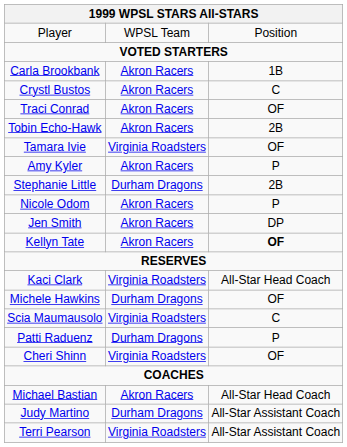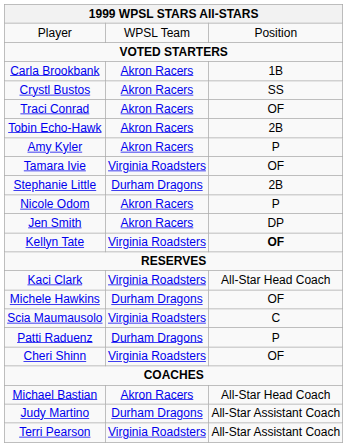(276, 90) C -> (276, 90) SS
rows swapped: (55, 147) <-> (55, 166)
(157, 242) Akron Racers -> (157, 242) Virginia Roadsters
